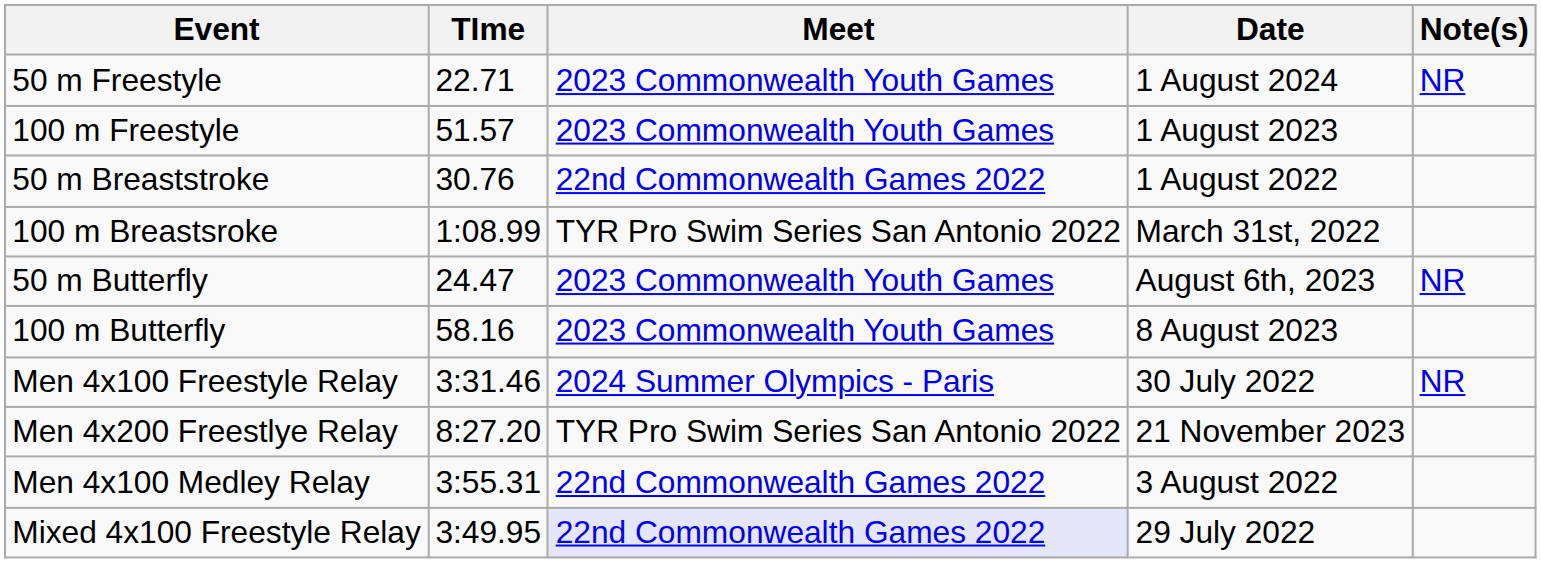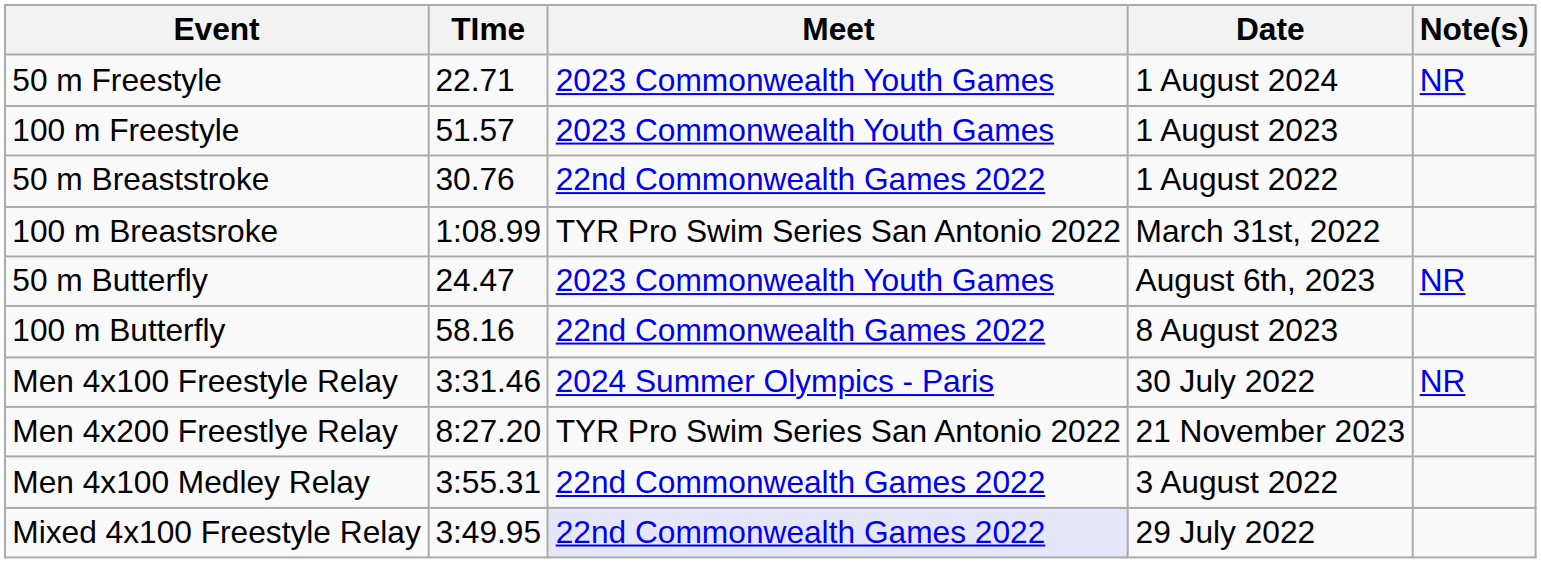(805, 331) 2023 Commonwealth Youth Games -> (800, 331) 22nd Commonwealth Games 2022
